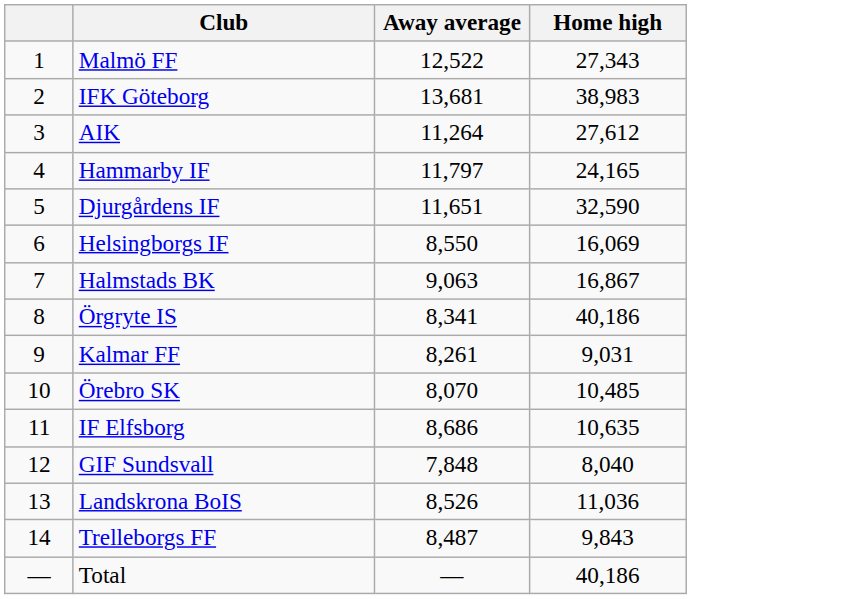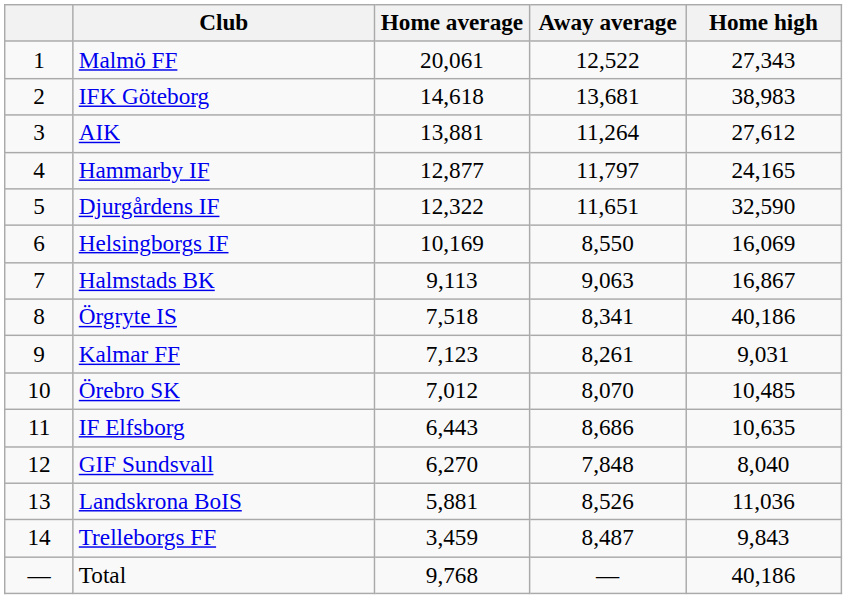+ column: (452, 22)
